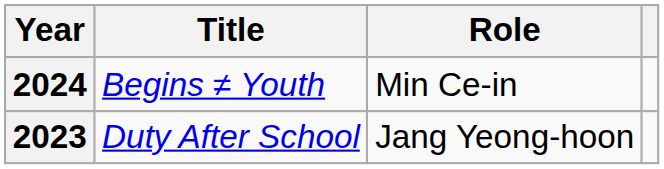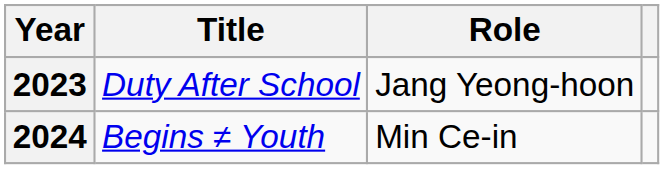rows swapped: (50, 136) <-> (50, 83)
